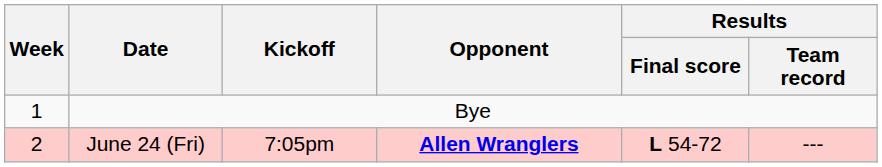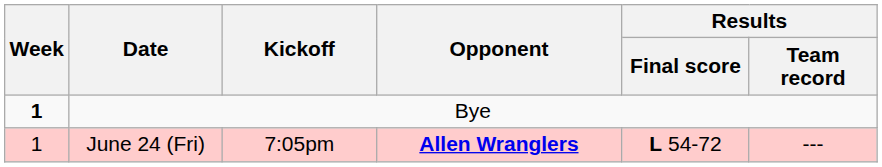(37, 111) normal -> (37, 111) bold
(37, 144) 2 -> (37, 144) 1
